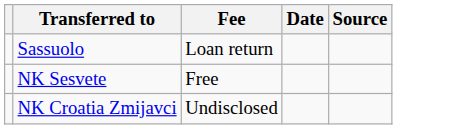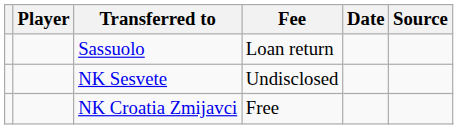+ column: (44, 19)
(202, 78) Free -> (292, 78) Undisclosed
(232, 108) Undisclosed -> (262, 108) Free
